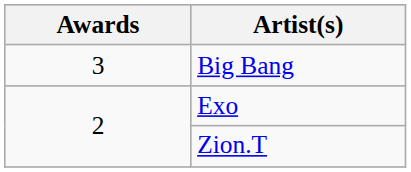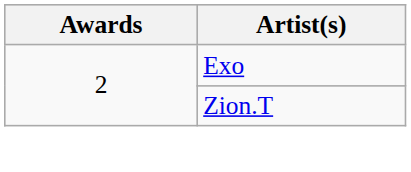- row: (246, 65)
